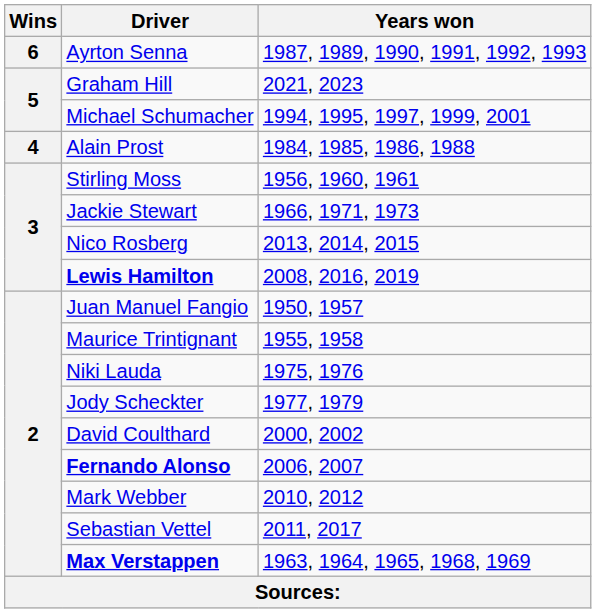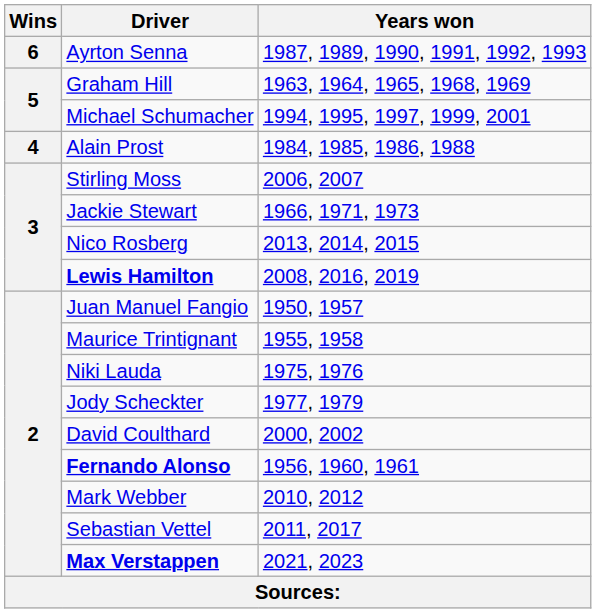(313, 84) 2021, 2023 -> (397, 84) 1963, 1964, 1965, 1968, 1969
(341, 180) 1956, 1960, 1961 -> (313, 180) 2006, 2007
(313, 465) 2006, 2007 -> (341, 465) 1956, 1960, 1961
(397, 561) 1963, 1964, 1965, 1968, 1969 -> (313, 561) 2021, 2023
